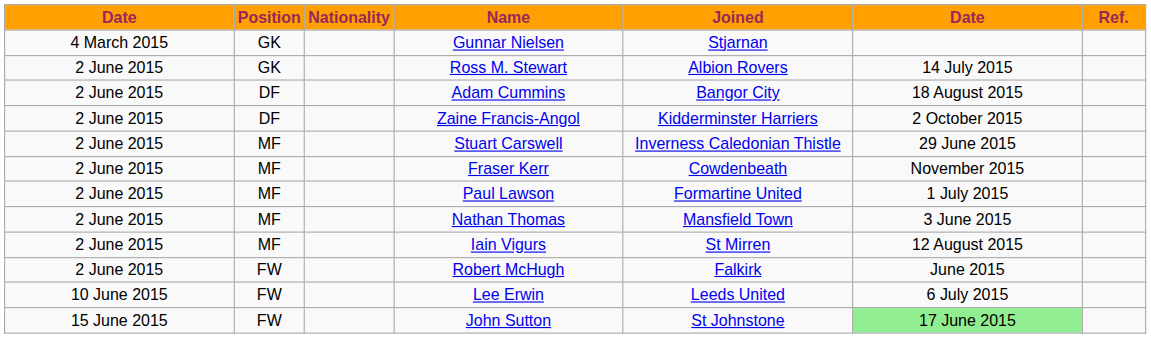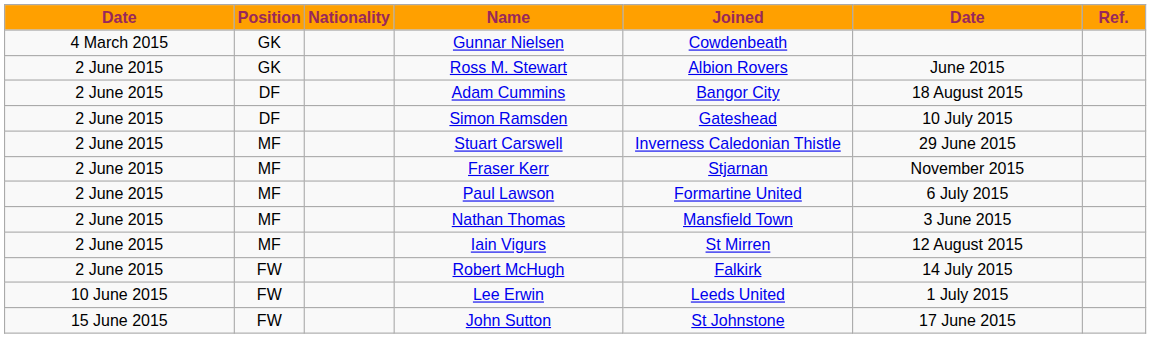(738, 43) Stjarnan -> (738, 43) Cowdenbeath
(967, 68) 14 July 2015 -> (967, 68) June 2015
- row: (508, 119)
+ row: (508, 119)
(738, 169) Cowdenbeath -> (738, 169) Stjarnan
(967, 194) 1 July 2015 -> (967, 194) 6 July 2015
(967, 270) June 2015 -> (967, 270) 14 July 2015
(967, 295) 6 July 2015 -> (967, 295) 1 July 2015
(967, 321) lightgreen background -> (967, 321) no background
